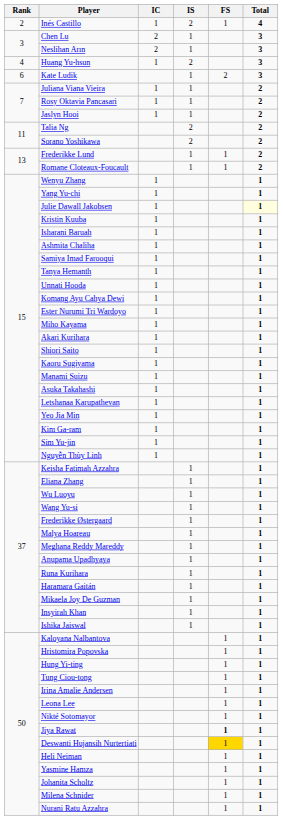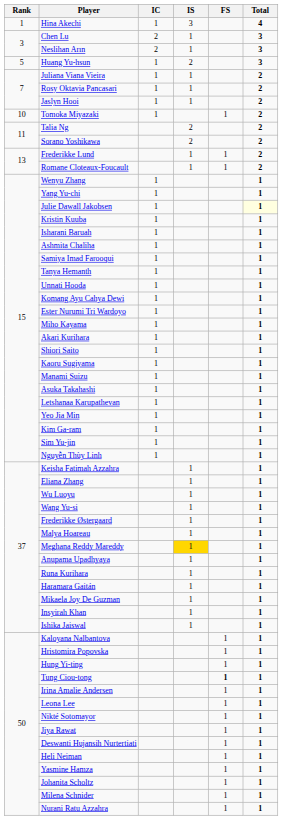+ row: (61, 23)
- row: (61, 23)
(22, 63) 4 -> (22, 63) 5
- row: (59, 76)
+ row: (70, 115)
(191, 547) no background -> (191, 547) gold background
(225, 677) normal -> (225, 677) bold
(225, 730) bold -> (225, 730) normal
(225, 743) gold background -> (225, 743) no background
